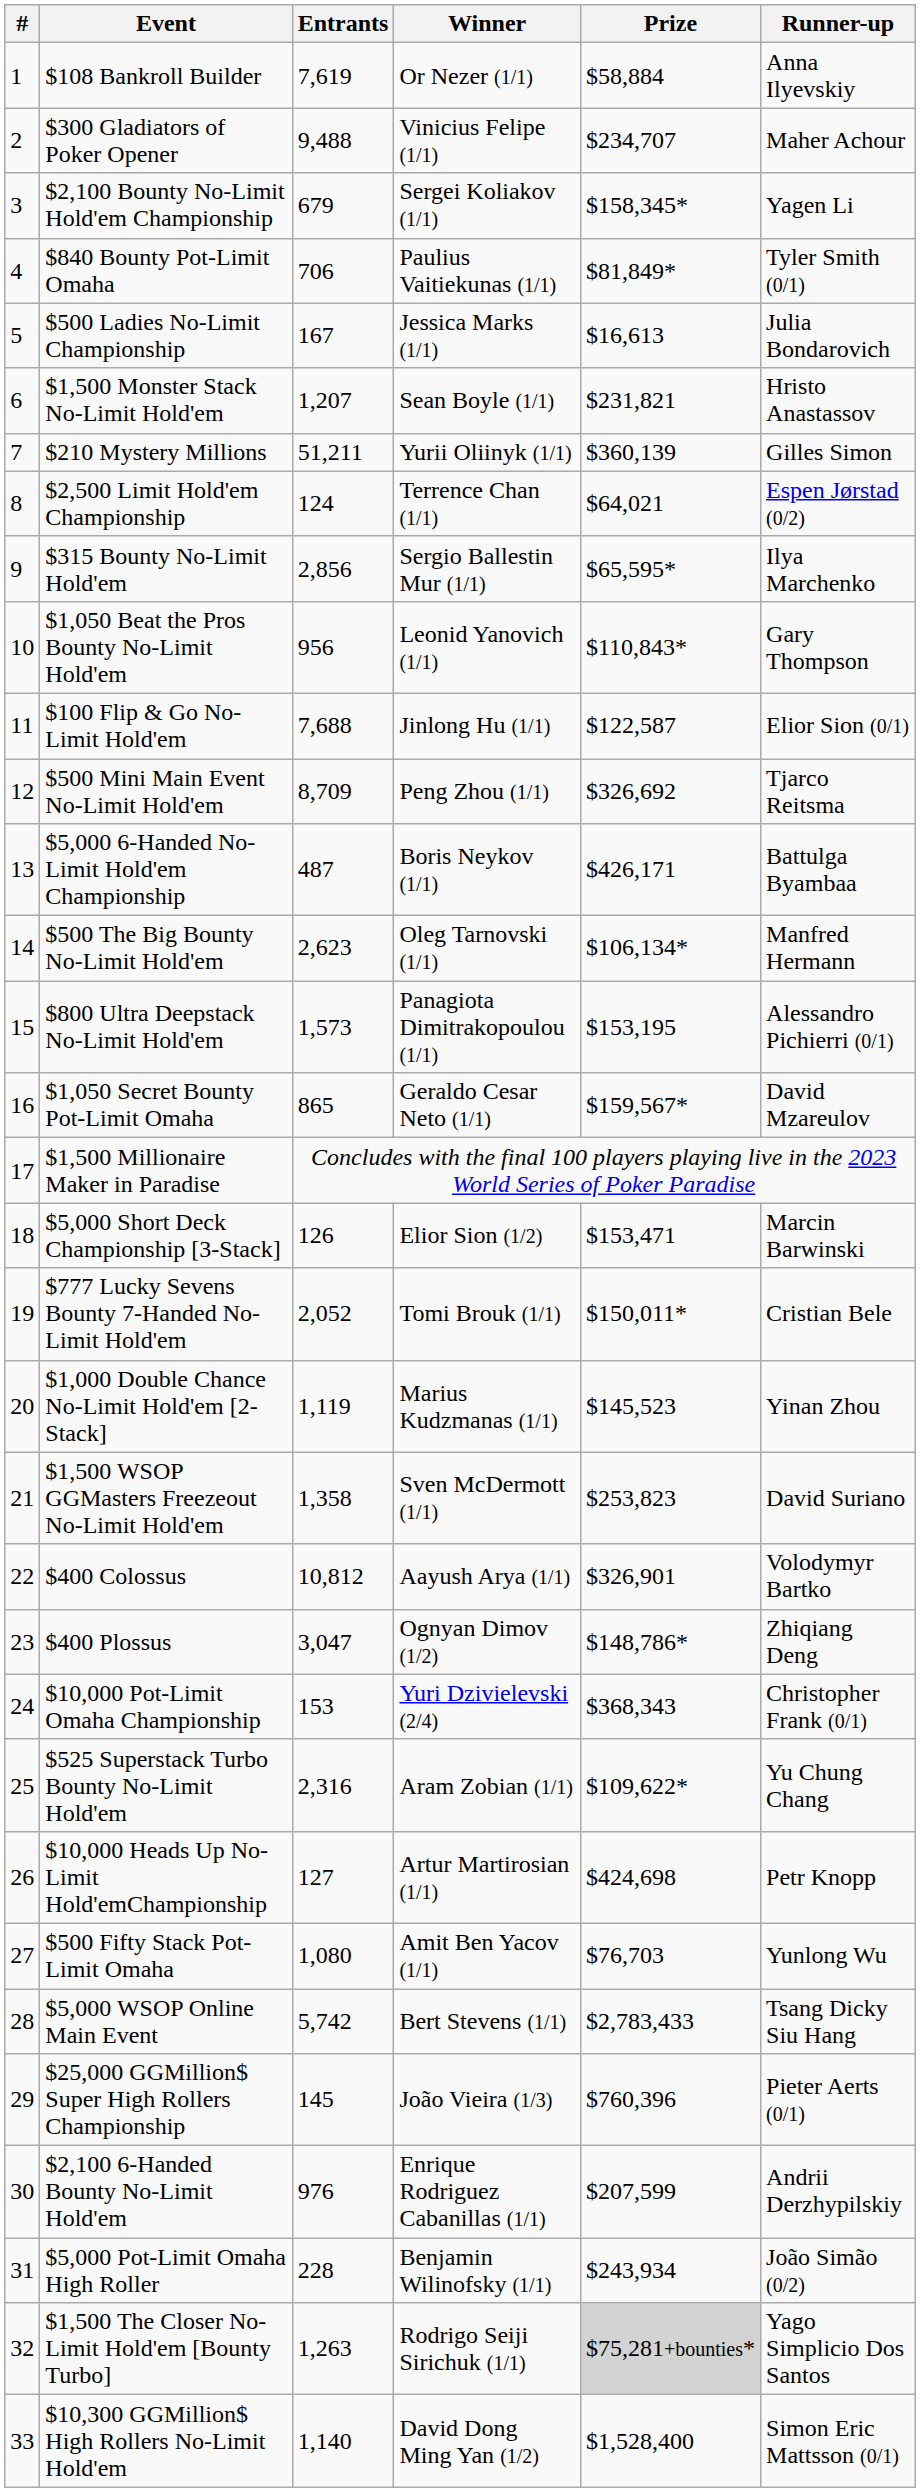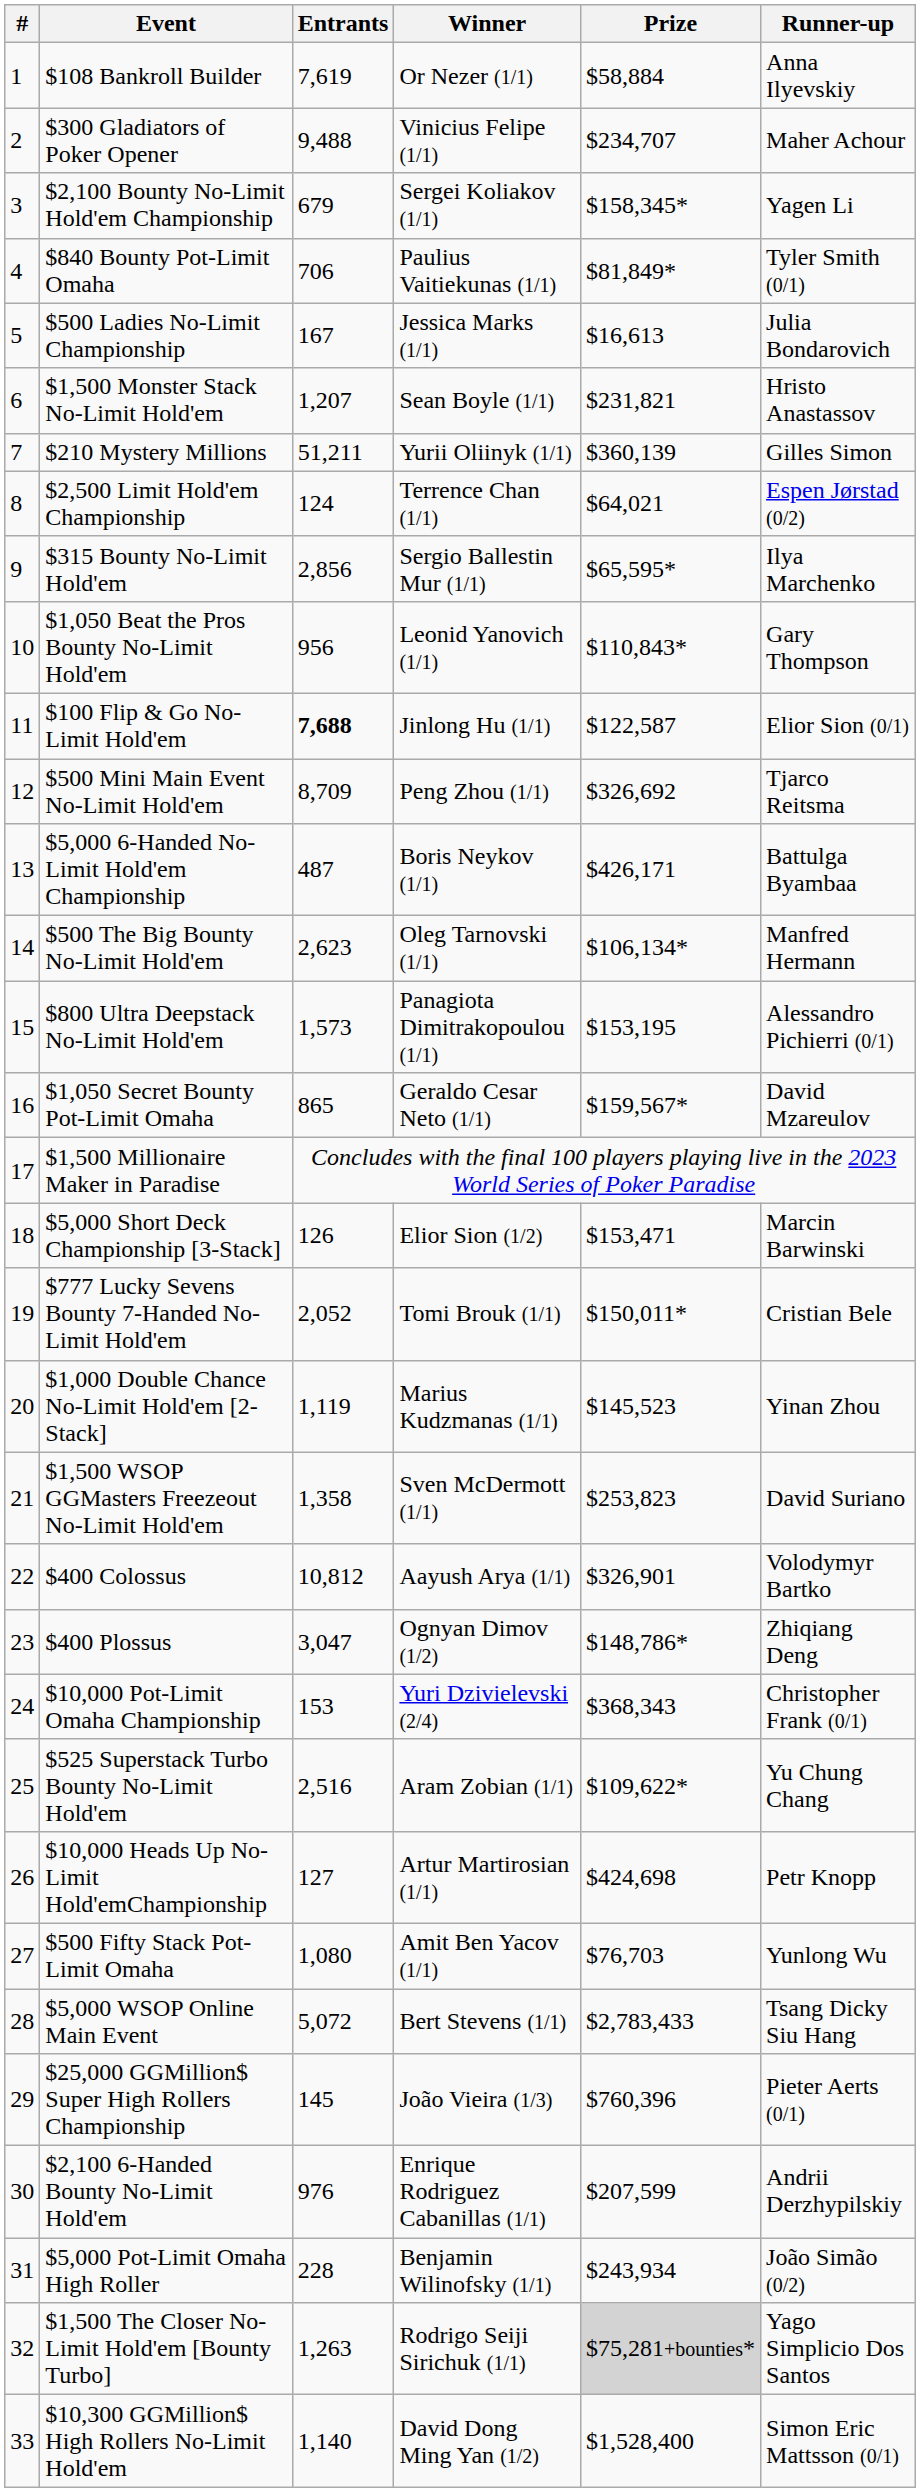(325, 725) normal -> (325, 725) bold
(325, 1785) 2,316 -> (325, 1785) 2,516
(325, 2020) 5,742 -> (325, 2020) 5,072
